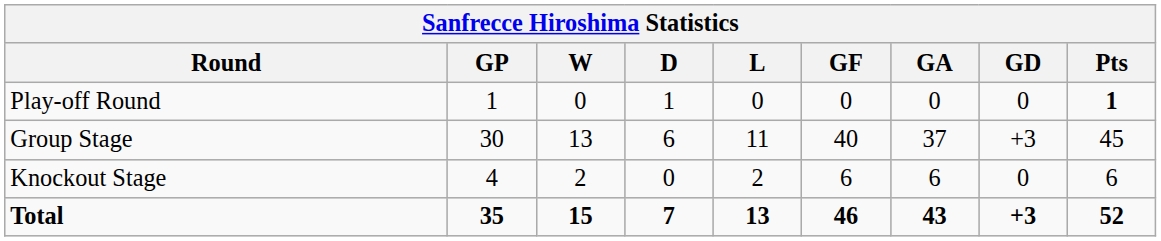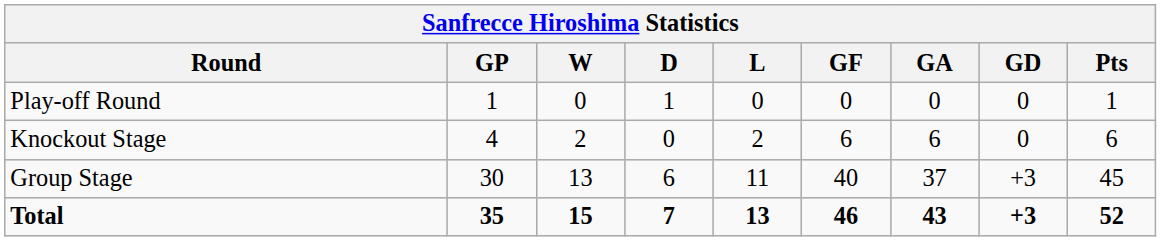(1112, 100) bold -> (1112, 100) normal
rows swapped: (71, 139) <-> (88, 178)
